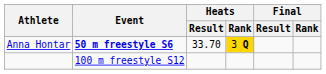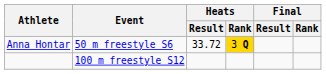(124, 44) bold -> (124, 44) normal
(206, 44) 33.70 -> (206, 44) 33.72
